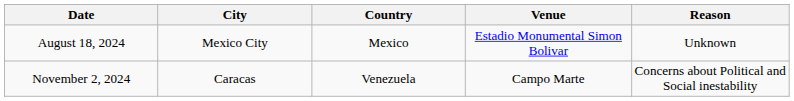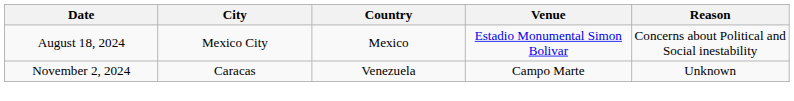(710, 43) Unknown -> (710, 43) Concerns about Political and Social inestability
(710, 78) Concerns about Political and Social inestability -> (710, 71) Unknown
